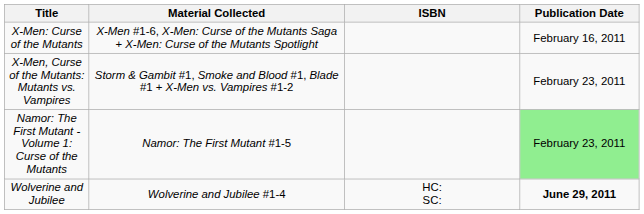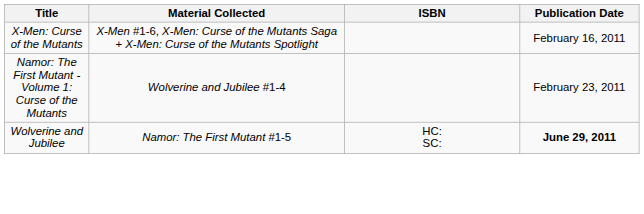- row: (47, 81)
(217, 144) Namor: The First Mutant #1-5 -> (217, 87) Wolverine and Jubilee #1-4
(579, 144) lightgreen background -> (579, 87) no background
(217, 194) Wolverine and Jubilee #1-4 -> (217, 137) Namor: The First Mutant #1-5
